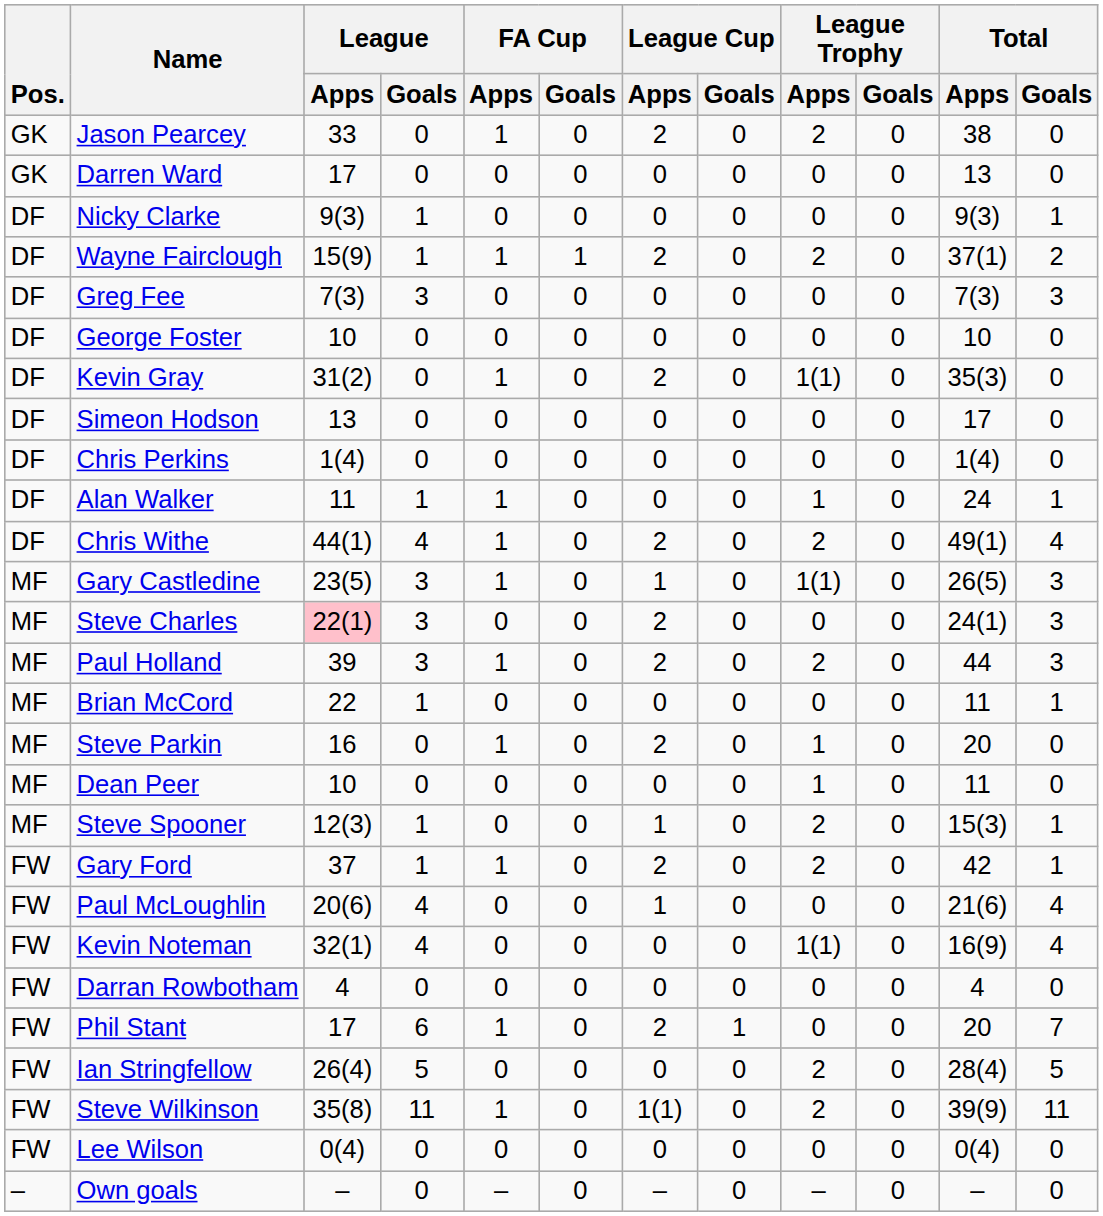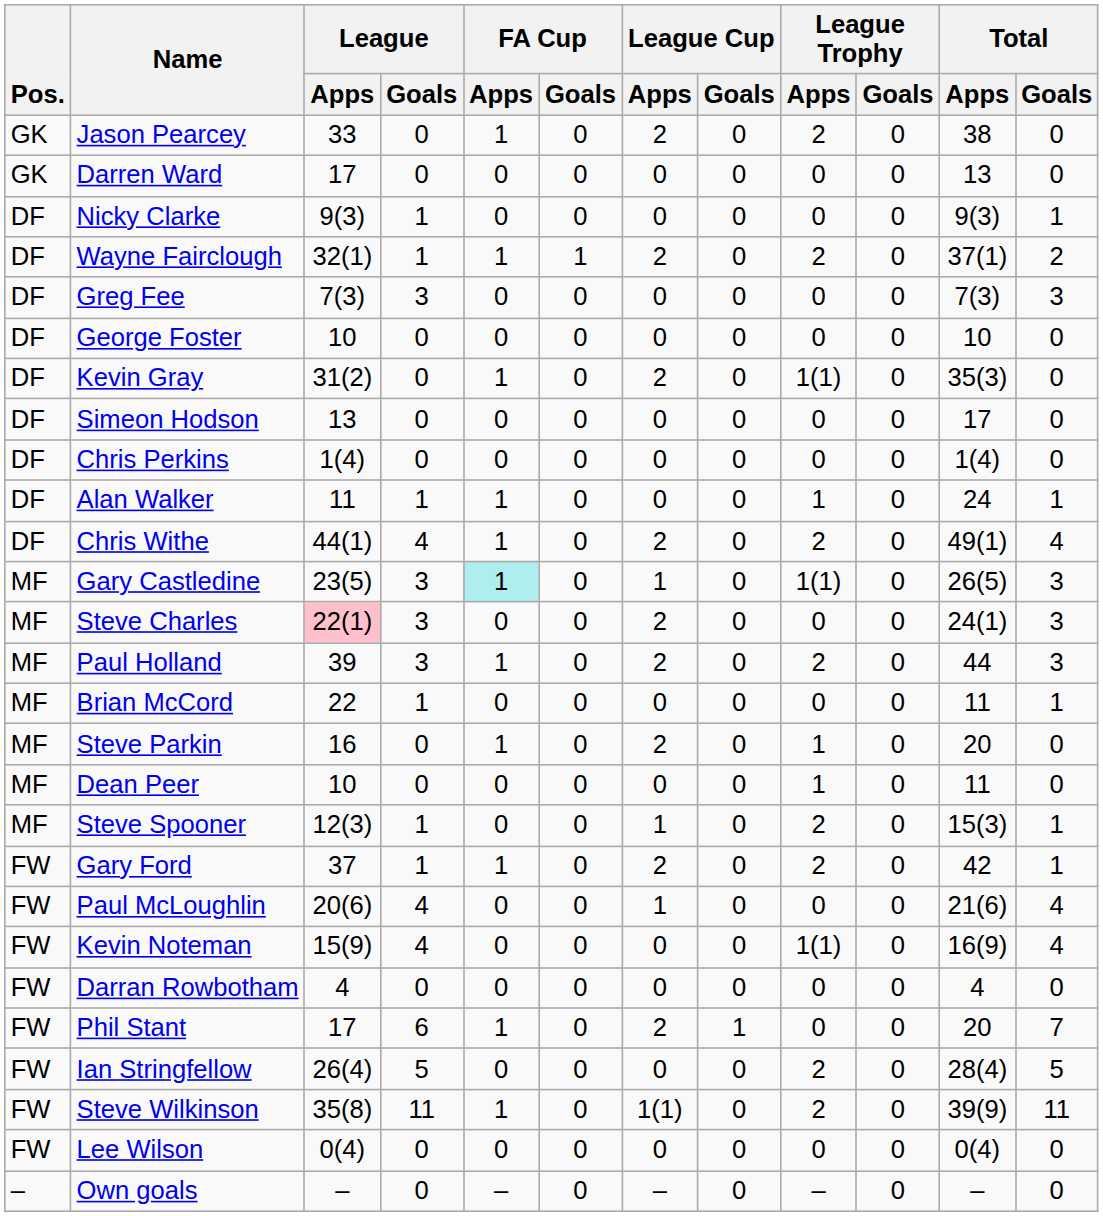(342, 256) 15(9) -> (342, 256) 32(1)
(501, 581) no background -> (501, 581) paleturquoise background
(342, 946) 32(1) -> (342, 946) 15(9)
